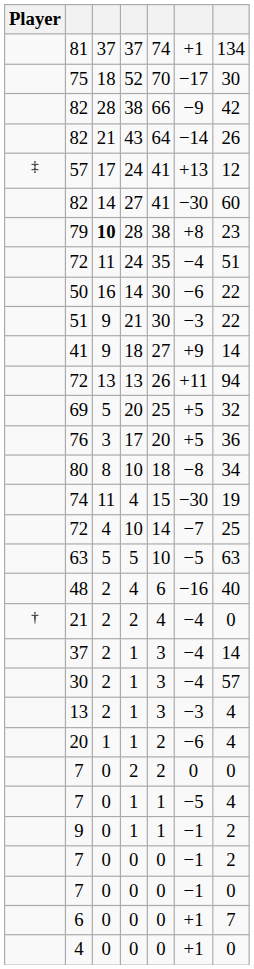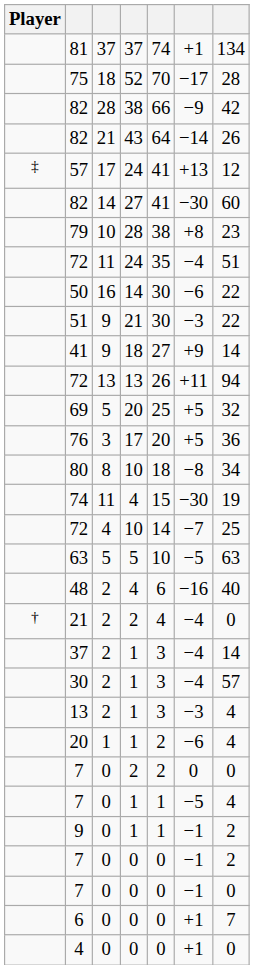(231, 78) 30 -> (231, 78) 28
(106, 232) bold -> (106, 232) normal
